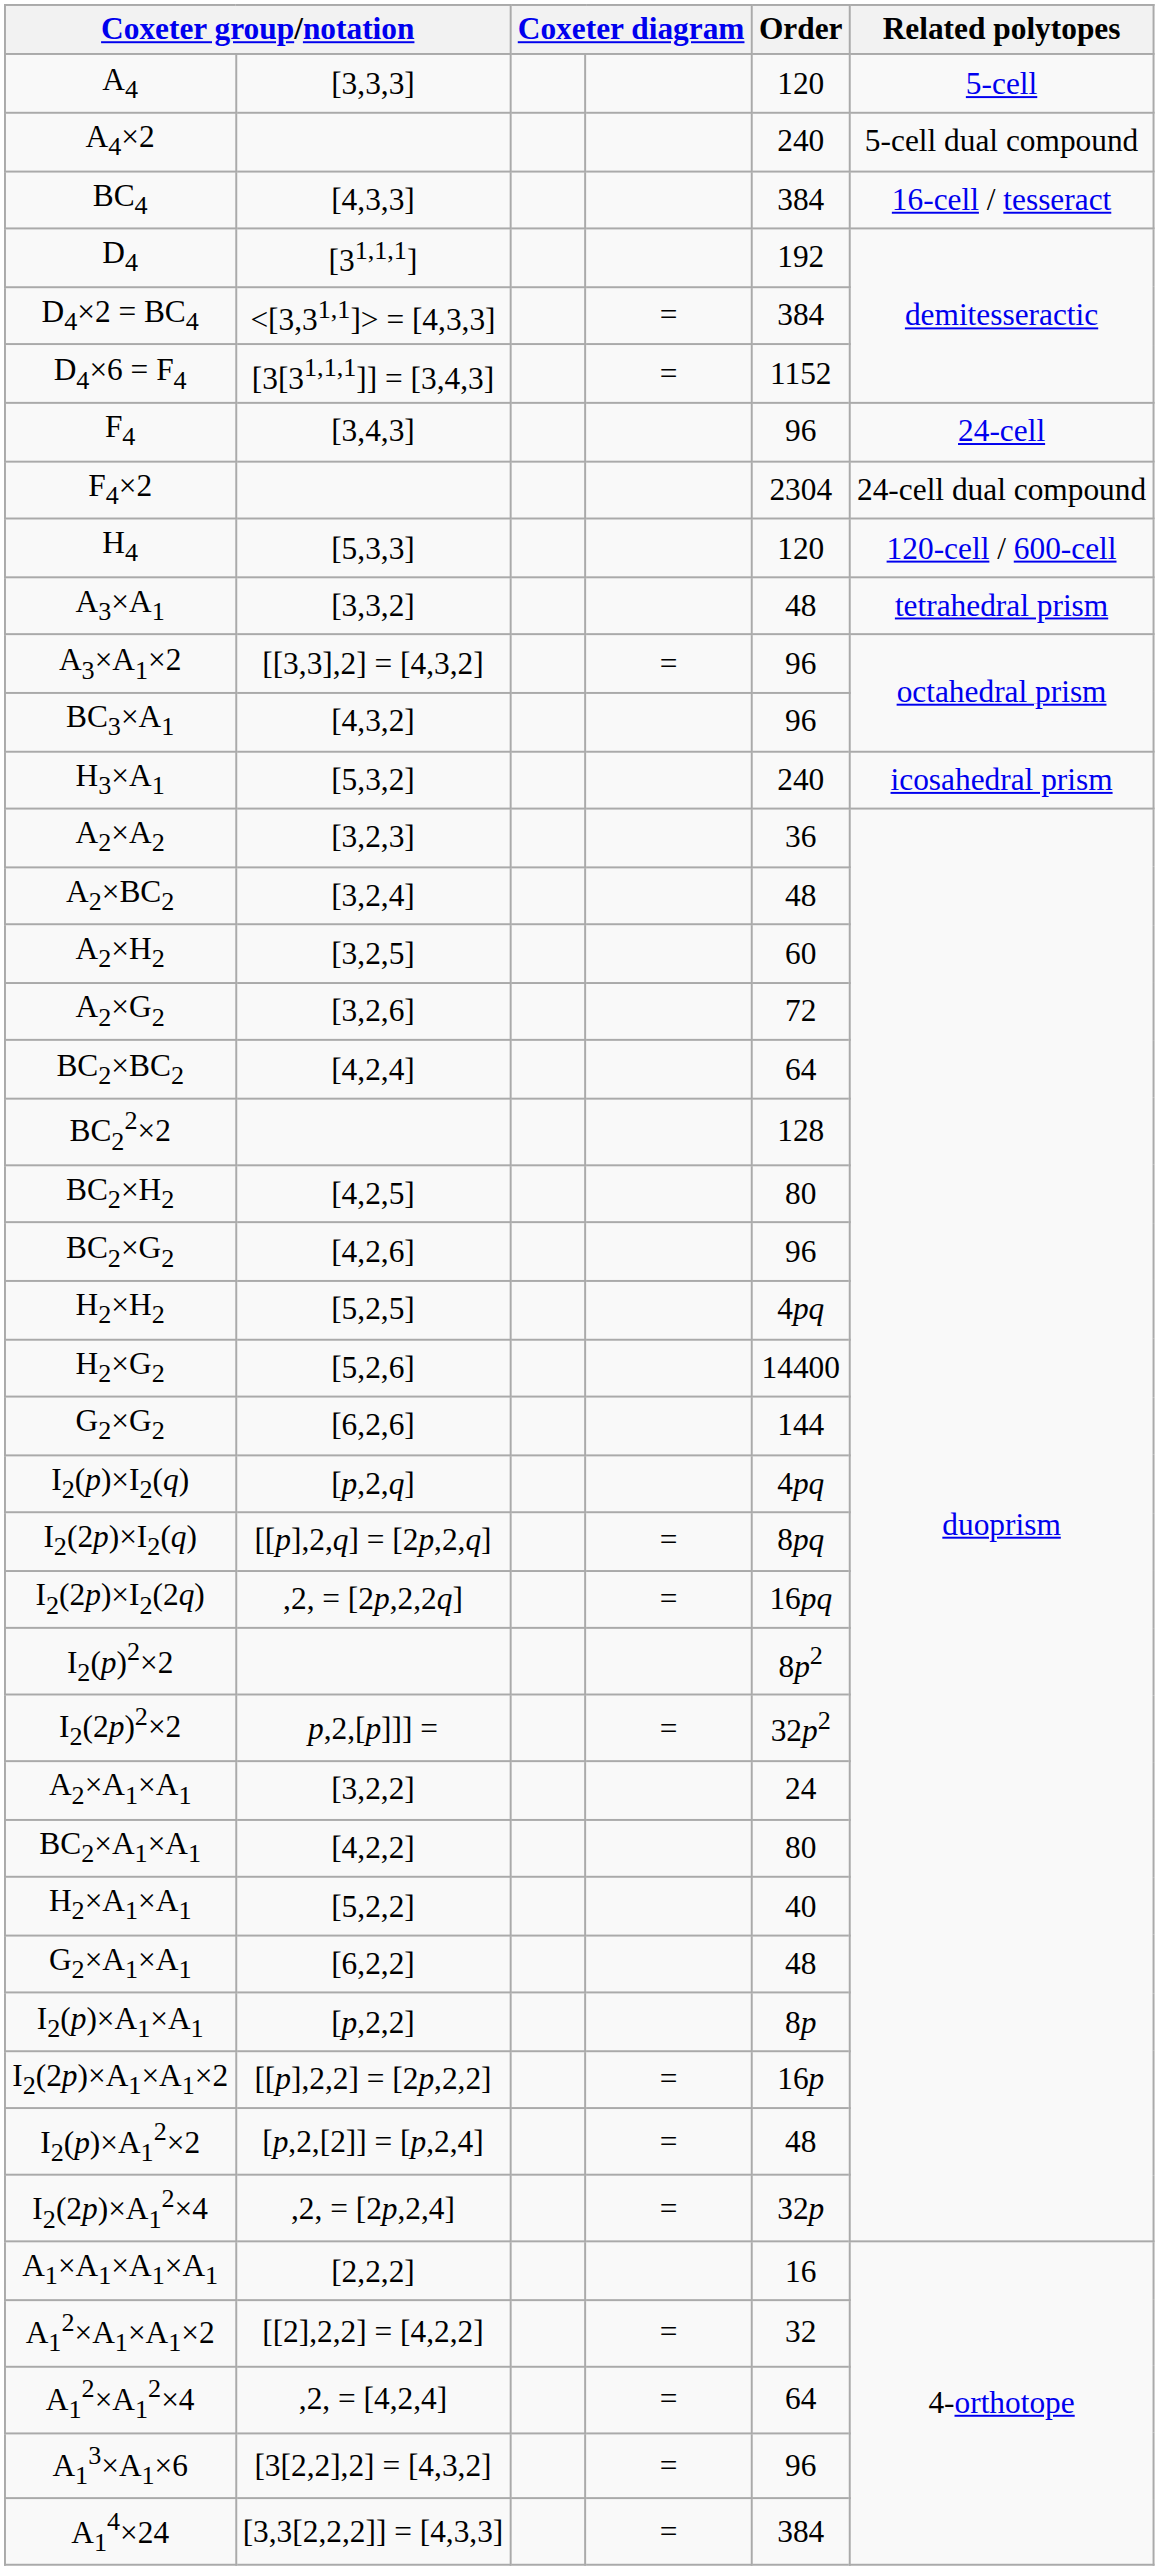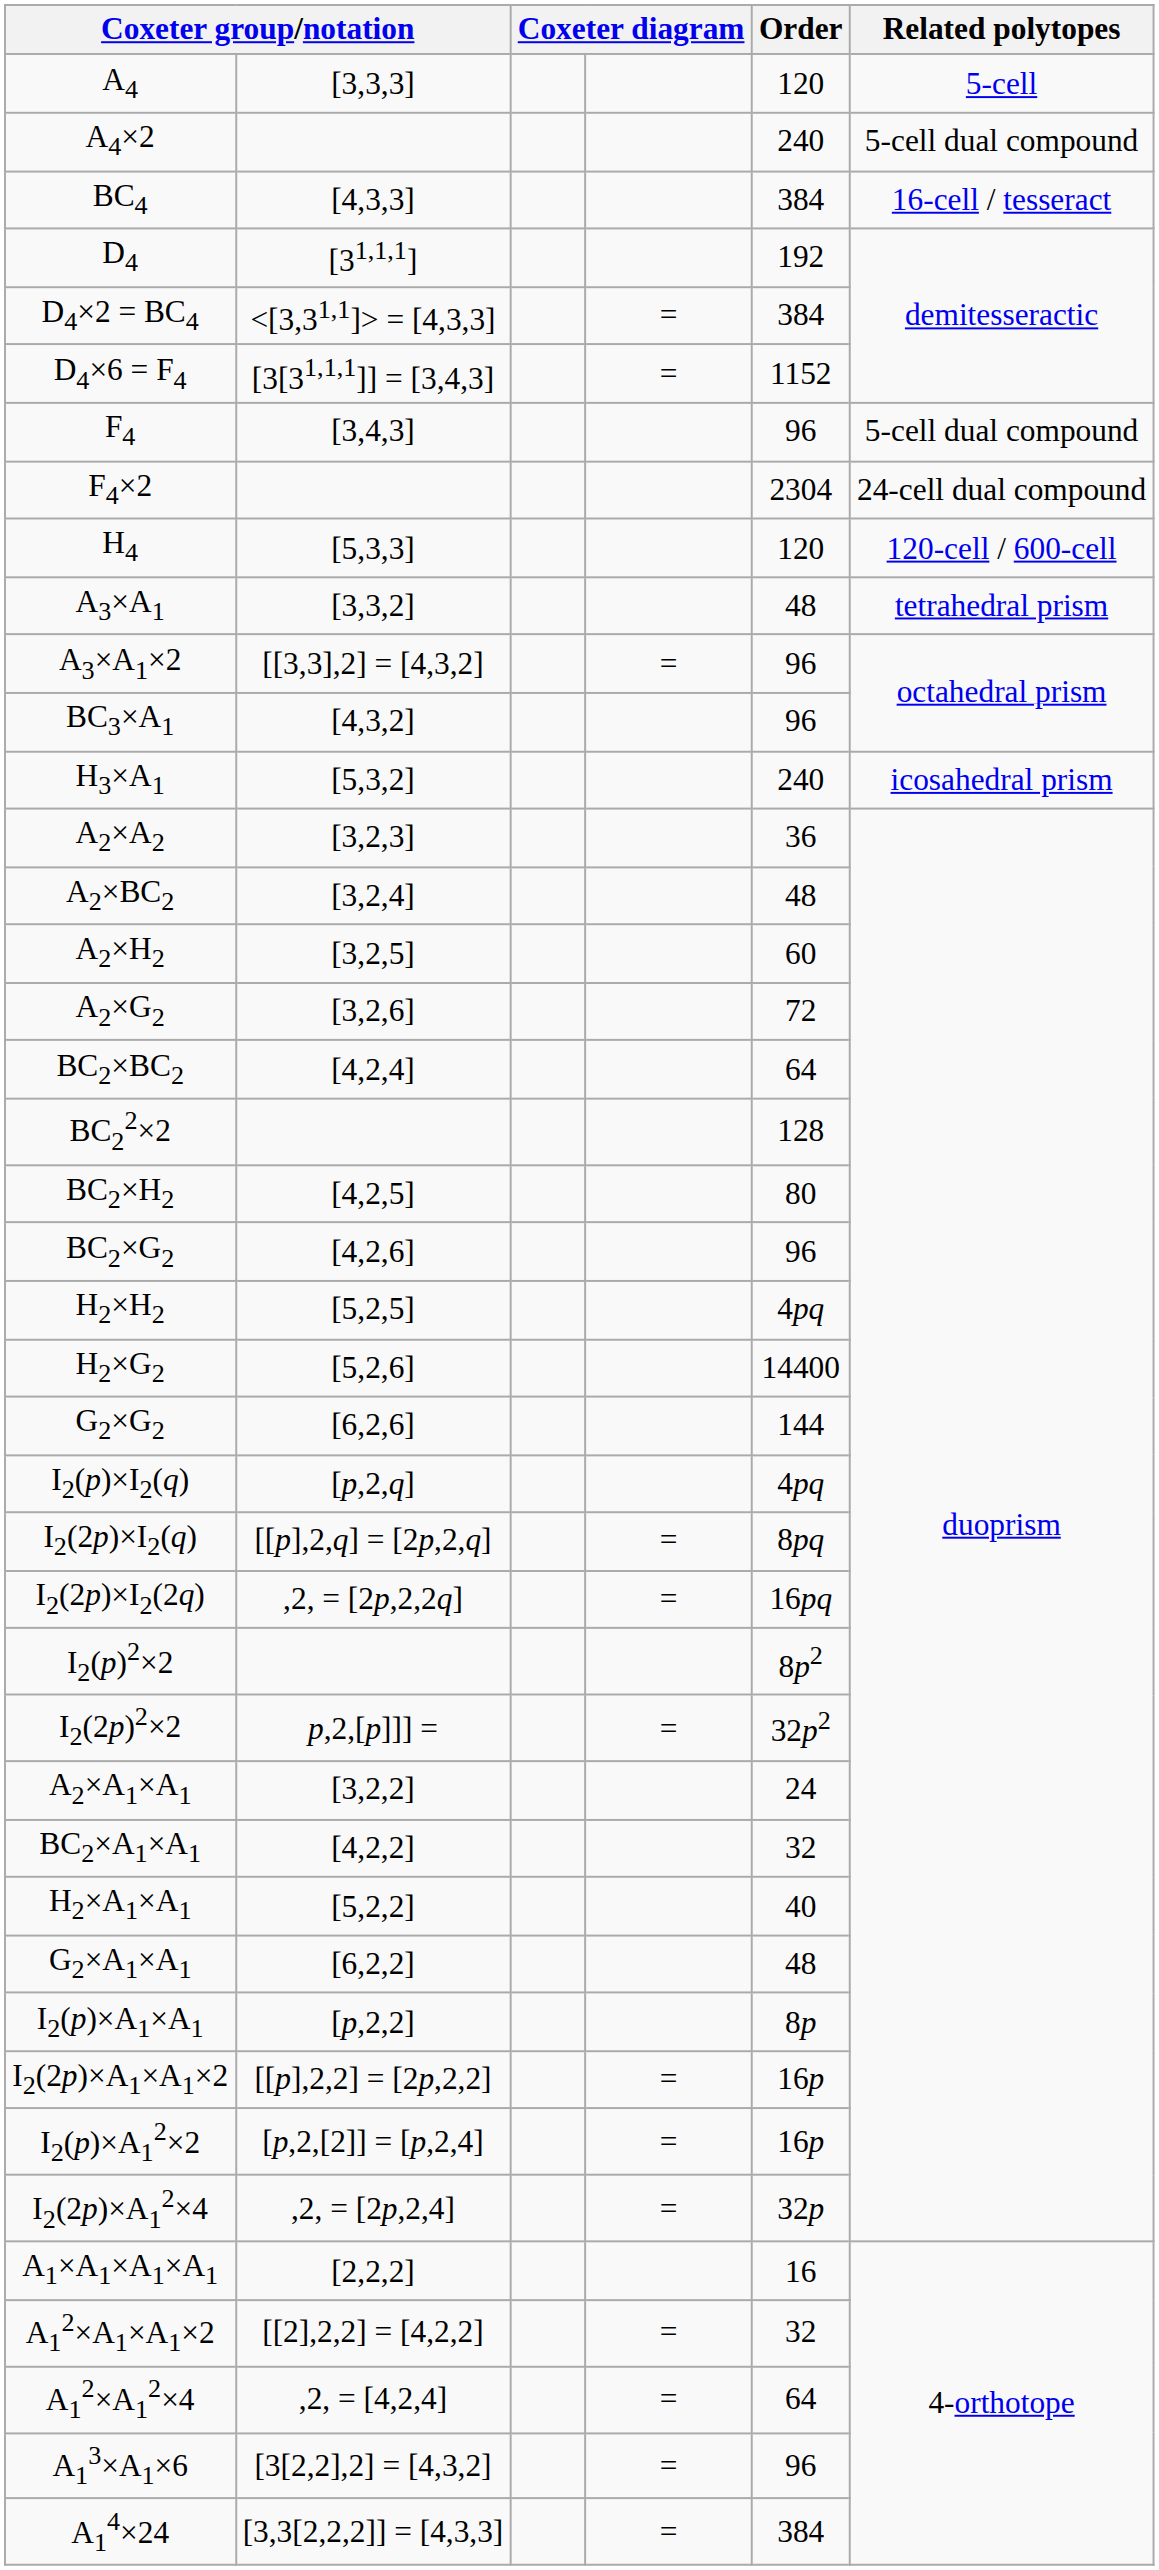(1002, 431) 24-cell -> (1002, 431) 5-cell dual compound
(801, 1847) 80 -> (801, 1847) 32
(801, 2141) 48 -> (801, 2141) 16p
